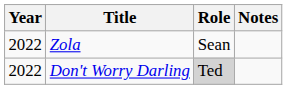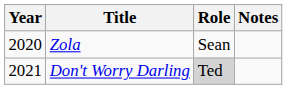(25, 44) 2022 -> (25, 44) 2020
(25, 71) 2022 -> (25, 71) 2021
